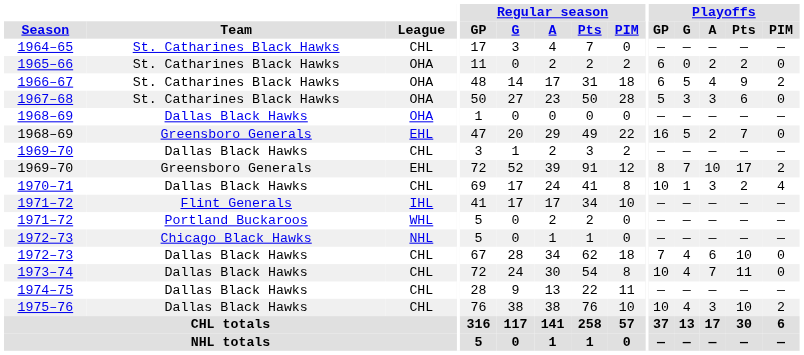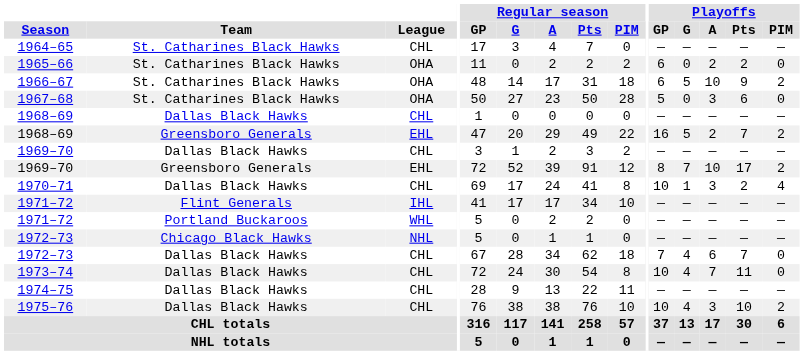(712, 82) 4 -> (712, 82) 10
(687, 99) 3 -> (687, 99) 0
(421, 117) OHA -> (421, 117) CHL
(781, 134) 0 -> (781, 134) 2
(744, 255) 10 -> (744, 255) 7
